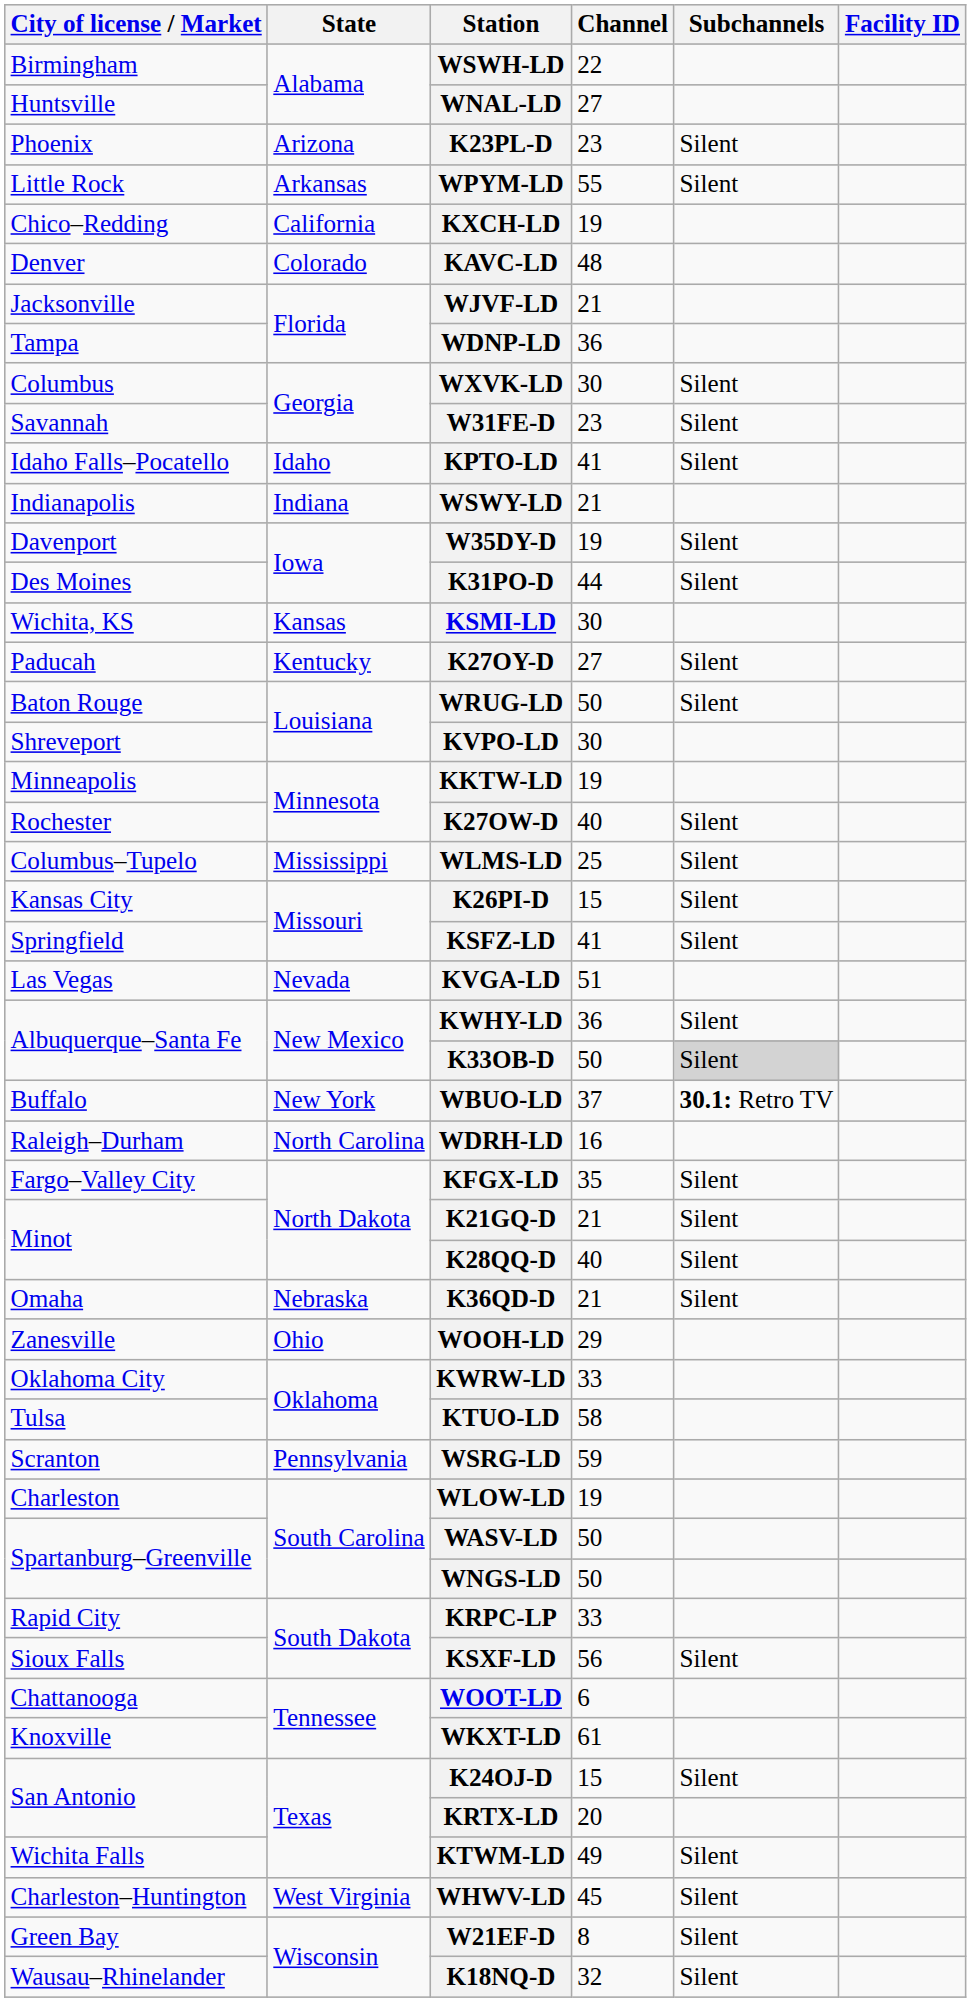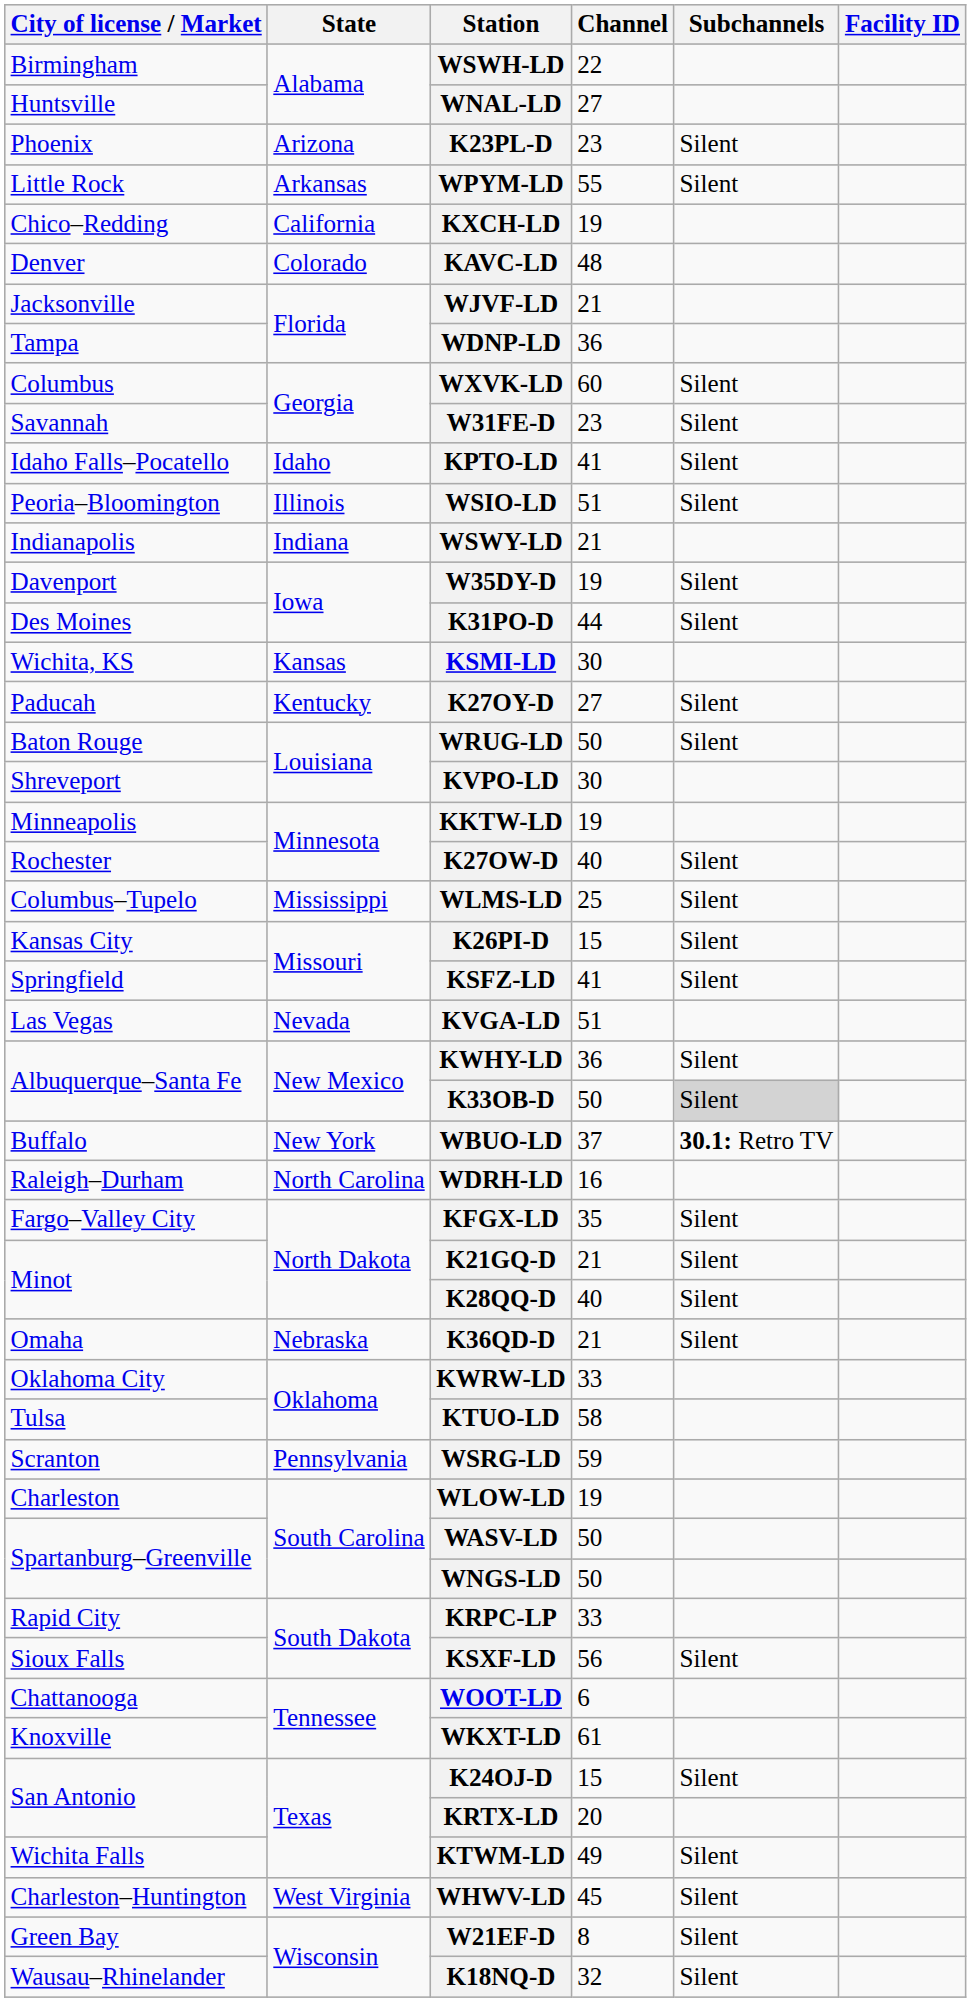(590, 382) 30 -> (590, 382) 60
+ row: (501, 502)
- row: (501, 1339)
